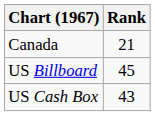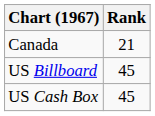(126, 96) 43 -> (126, 96) 45
